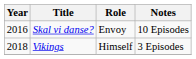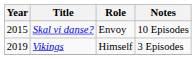(17, 29) 2016 -> (17, 29) 2015
(17, 46) 2018 -> (17, 46) 2019
